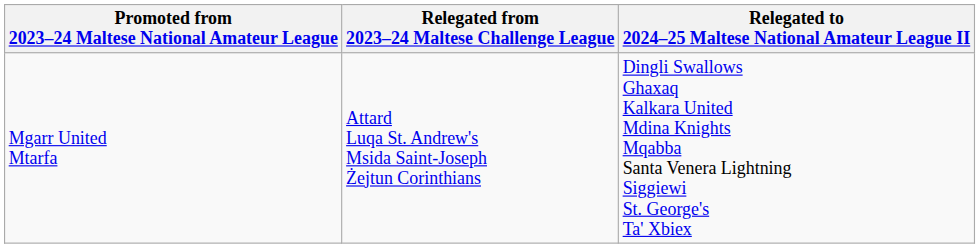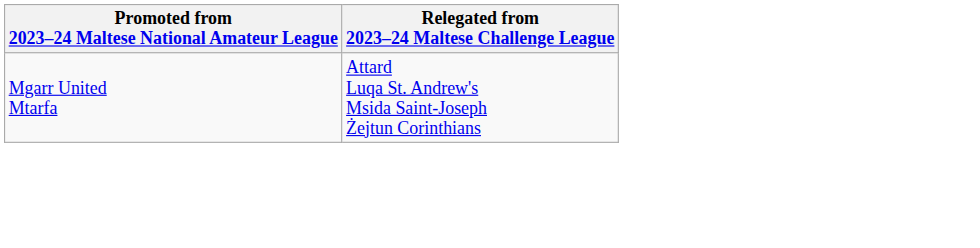- column: (796, 28)
